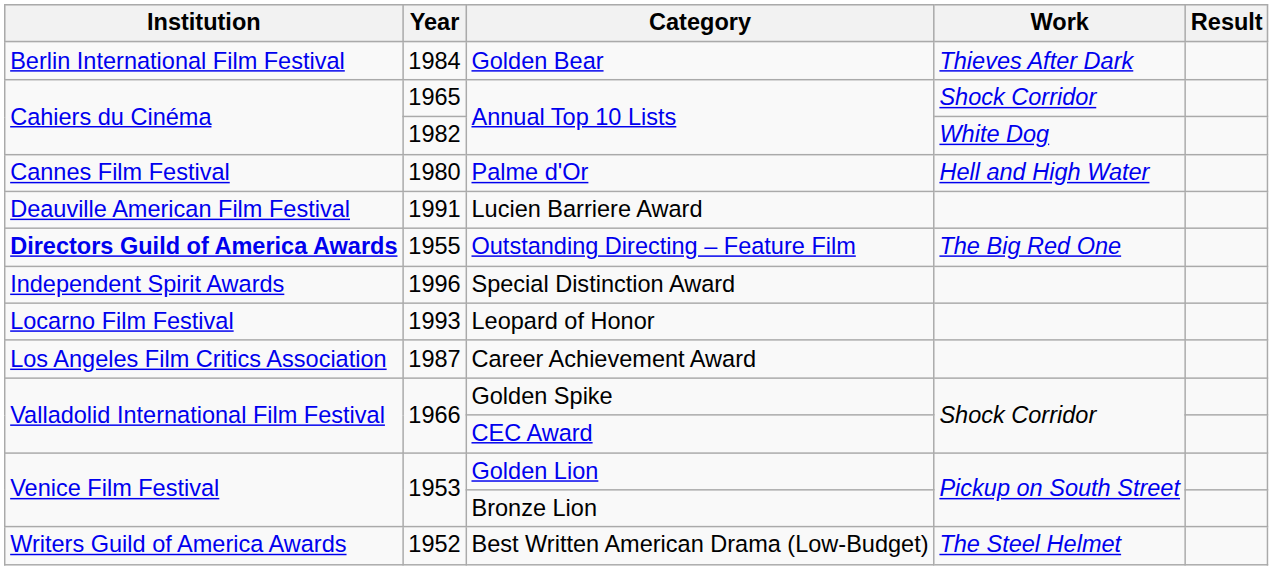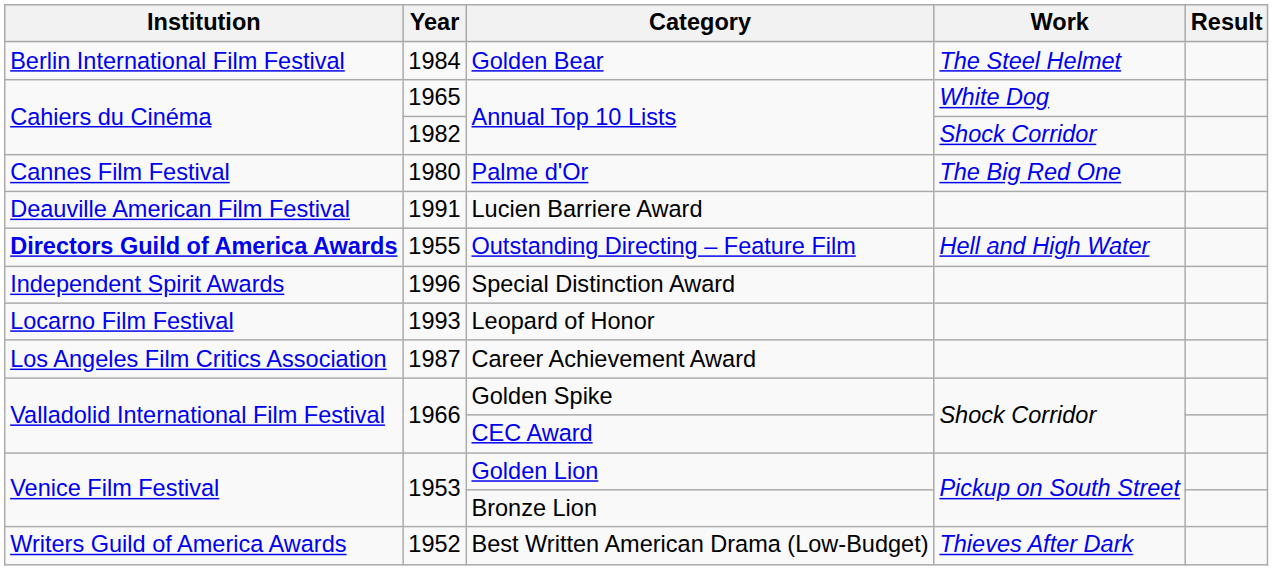(1036, 60) Thieves After Dark -> (1030, 60) The Steel Helmet
(1018, 97) Shock Corridor -> (994, 97) White Dog
(994, 135) White Dog -> (1018, 135) Shock Corridor
(1044, 172) Hell and High Water -> (1030, 172) The Big Red One
(1030, 246) The Big Red One -> (1044, 246) Hell and High Water
(1030, 545) The Steel Helmet -> (1036, 545) Thieves After Dark
